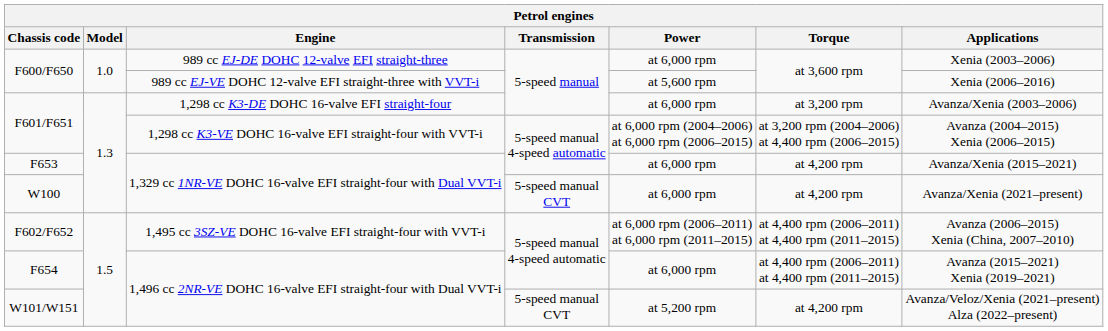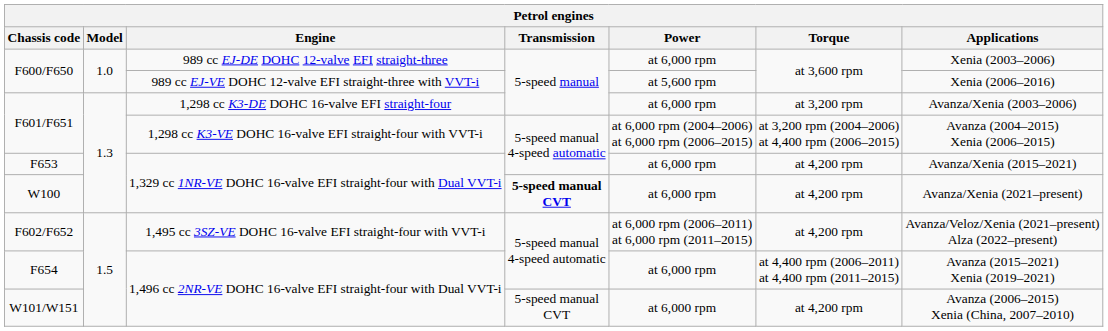(557, 194) normal -> (557, 194) bold
(829, 232) at 4,400 rpm (2006–2011) at 4,400 rpm (2011–2015) -> (829, 232) at 4,200 rpm
(1003, 232) Avanza (2006–2015) Xenia (China, 2007–2010) -> (1003, 232) Avanza/Veloz/Xenia (2021–present) Alza (2022–present)
(682, 307) at 5,200 rpm -> (682, 307) at 6,000 rpm
(1003, 307) Avanza/Veloz/Xenia (2021–present) Alza (2022–present) -> (1003, 307) Avanza (2006–2015) Xenia (China, 2007–2010)
